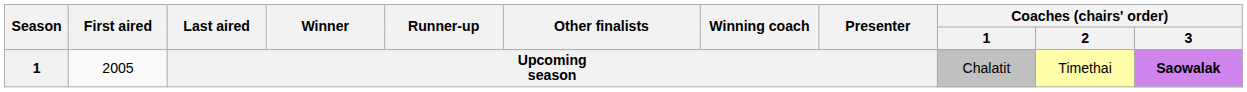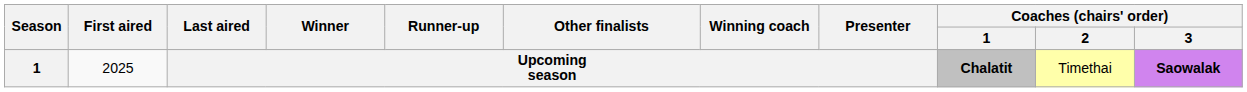(118, 68) 2005 -> (118, 68) 2025
(986, 68) normal -> (986, 68) bold
